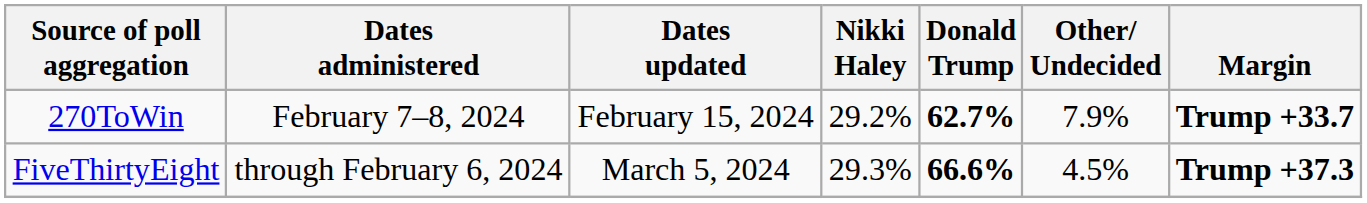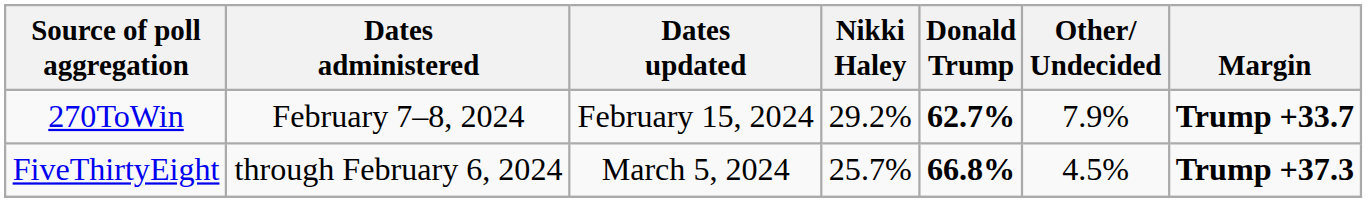(870, 169) 29.3% -> (870, 169) 25.7%
(971, 169) 66.6% -> (971, 169) 66.8%
